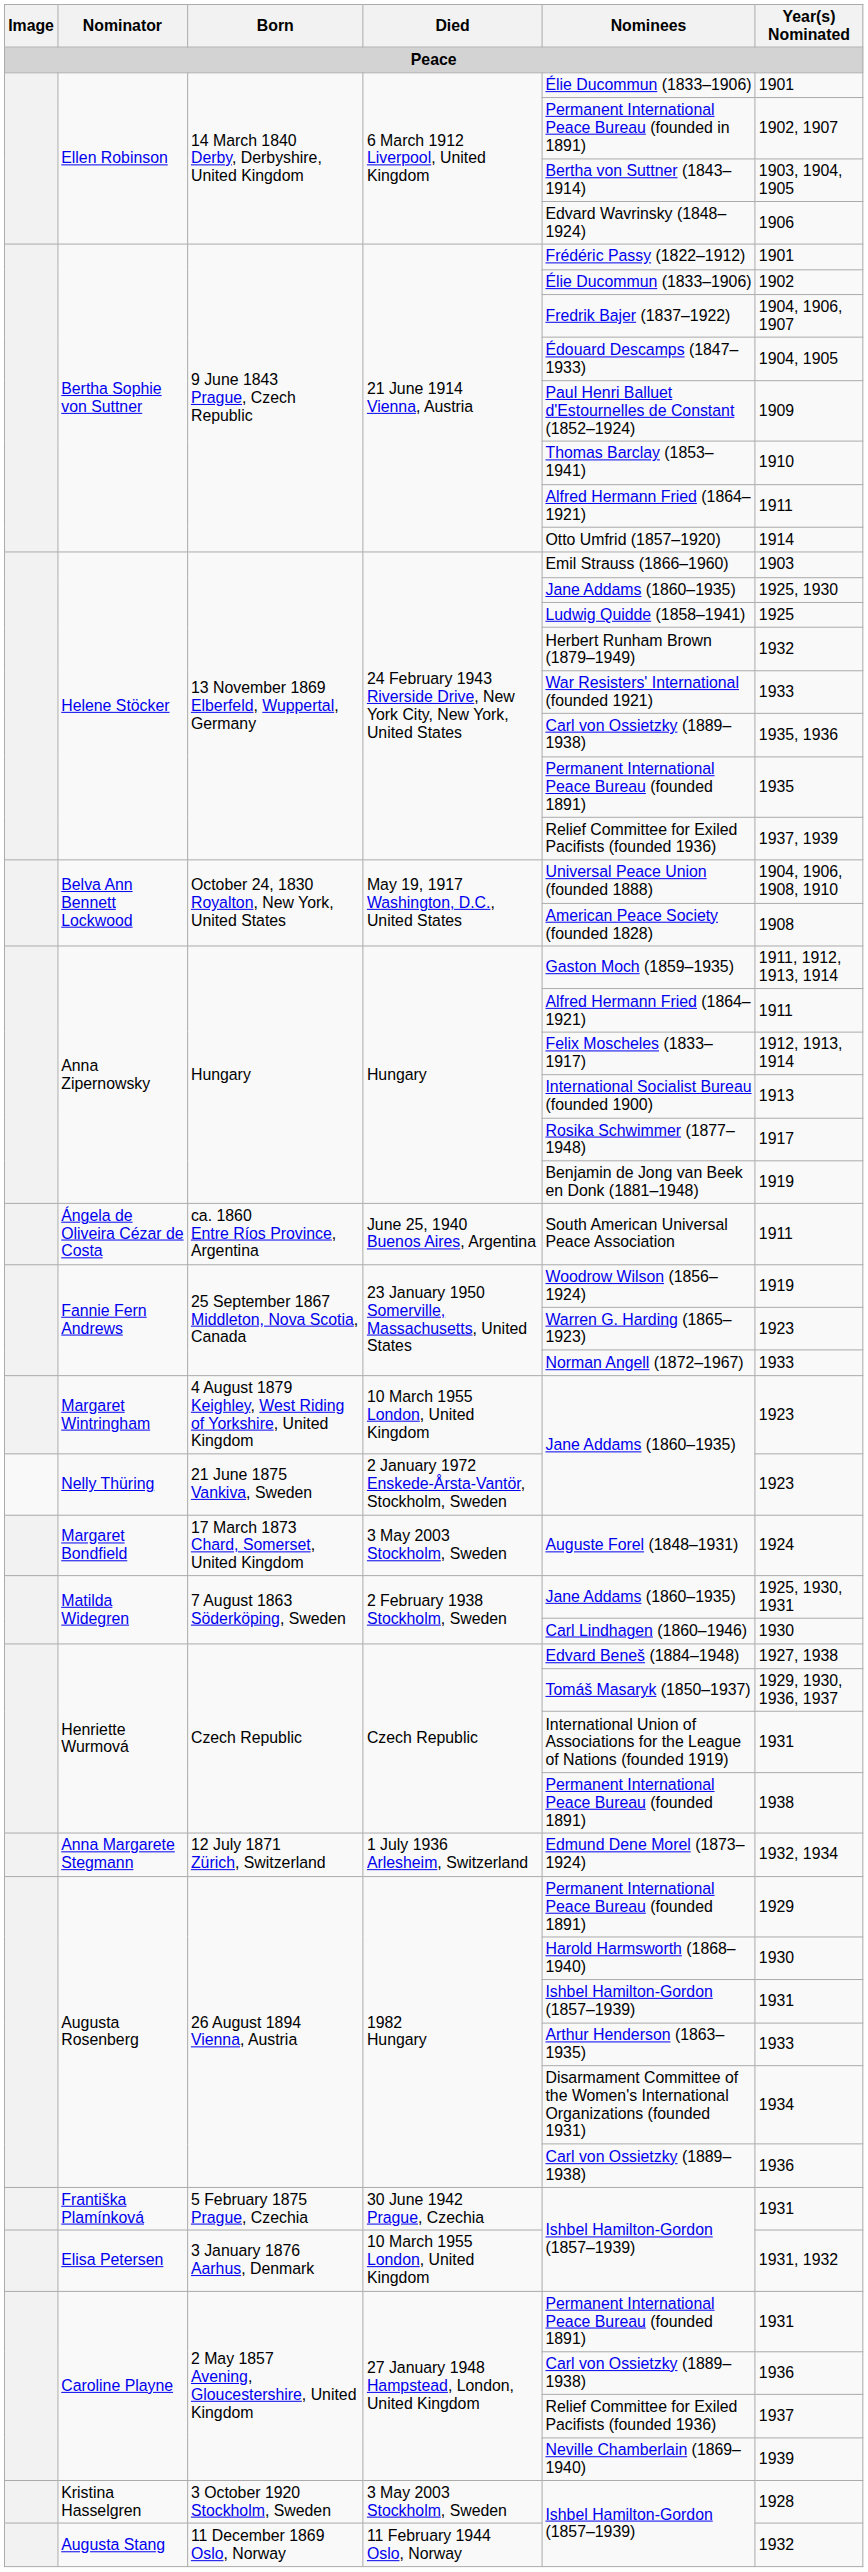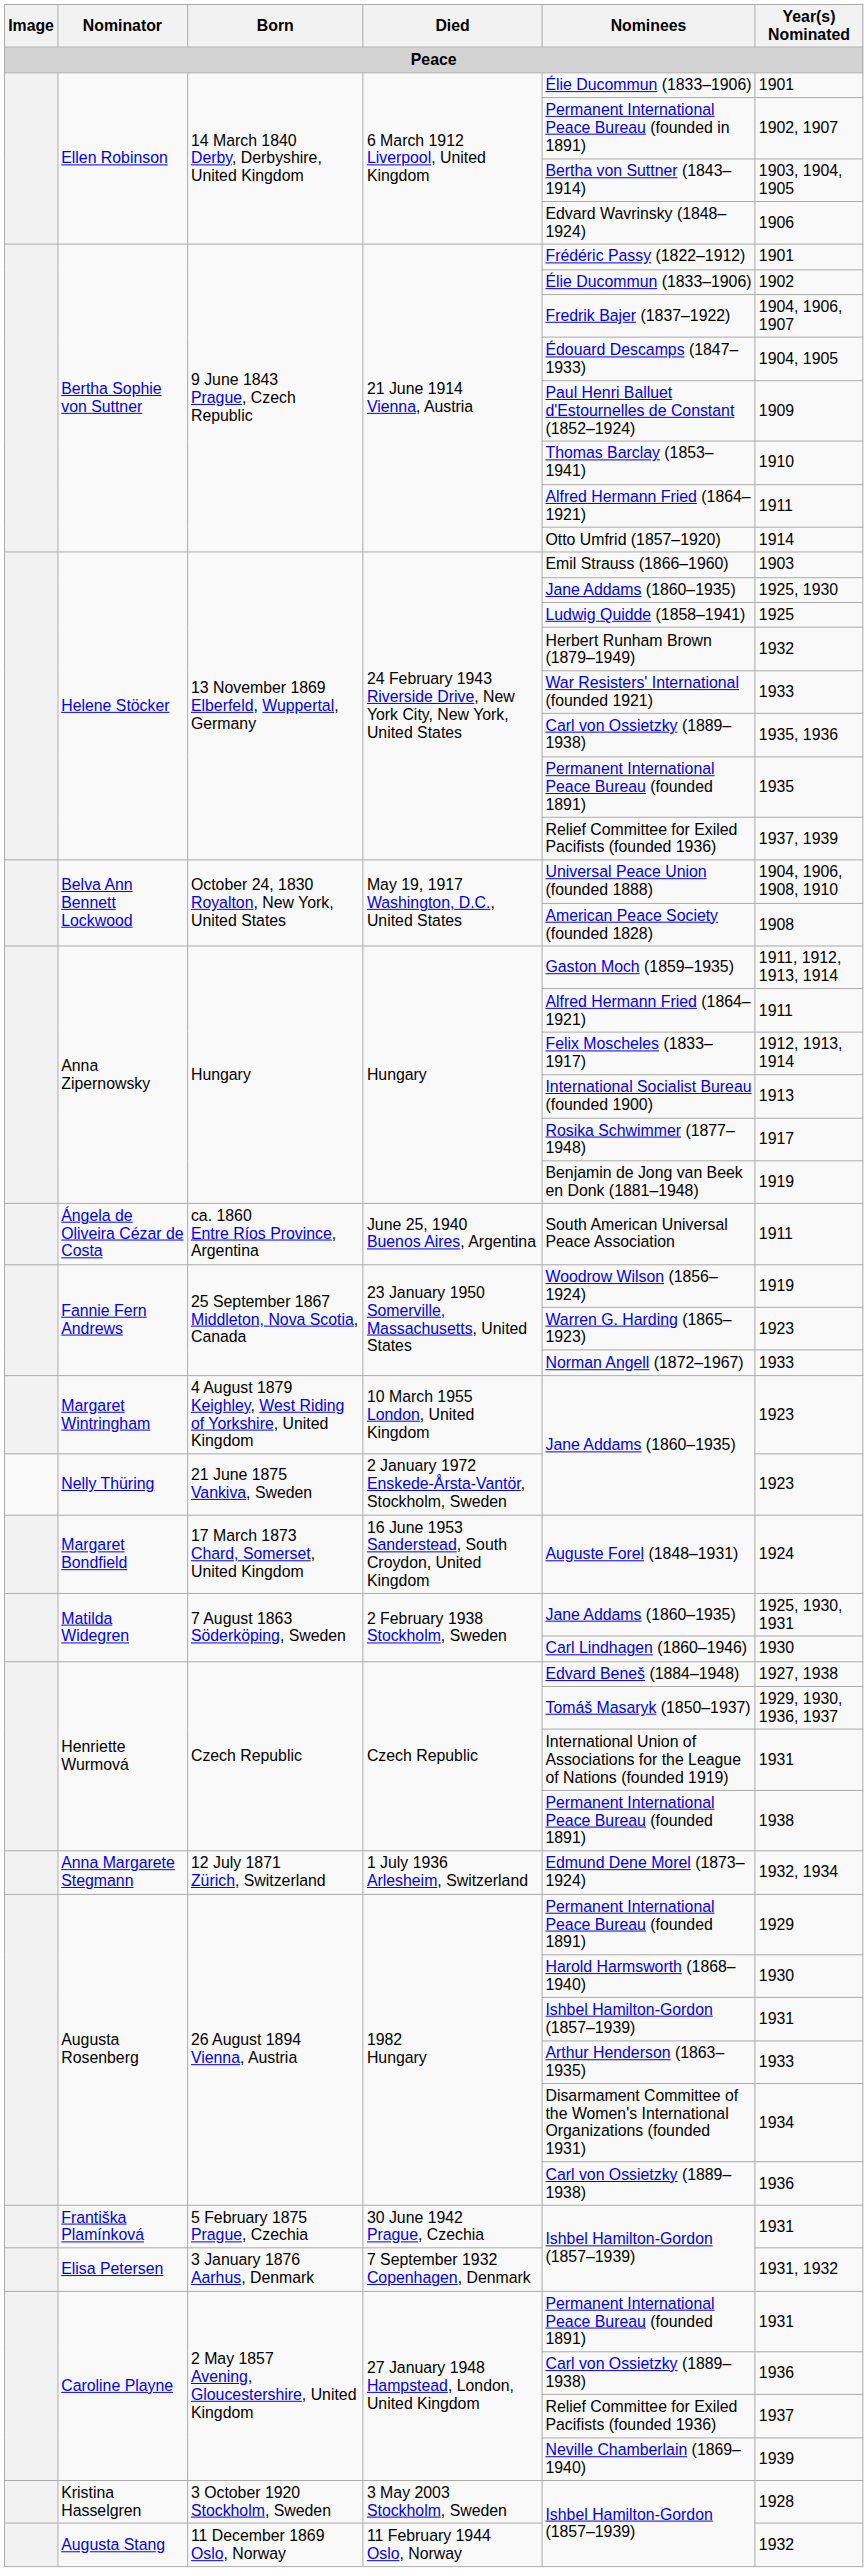(437, 1545) 3 May 2003 Stockholm, Sweden -> (437, 1554) 16 June 1953 Sanderstead, South Croydon, United Kingdom
(421, 2260) 10 March 1955 London, United Kingdom -> (449, 2269) 7 September 1932 Copenhagen, Denmark
